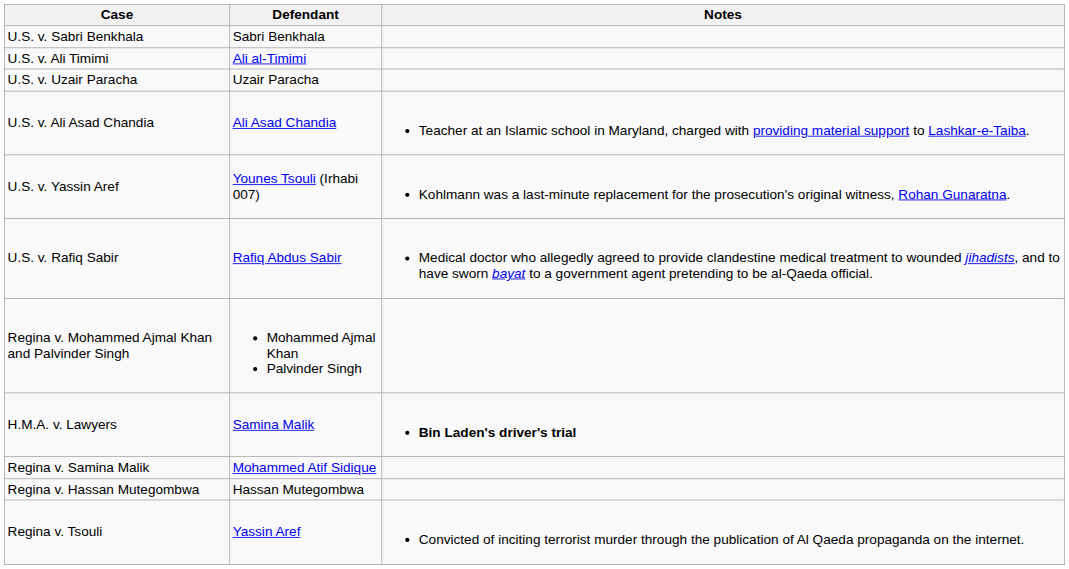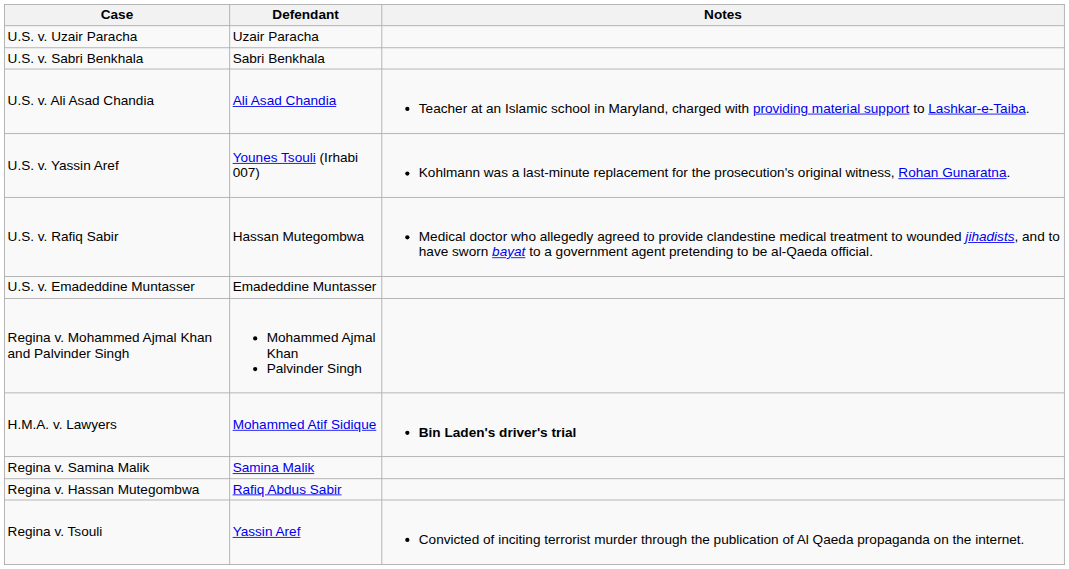rows swapped: (75, 36) <-> (72, 79)
- row: (58, 58)
(287, 258) Rafiq Abdus Sabir -> (298, 237) Hassan Mutegombwa
+ row: (101, 287)
(273, 424) Samina Malik -> (304, 424) Mohammed Atif Sidique
(304, 467) Mohammed Atif Sidique -> (273, 467) Samina Malik
(298, 489) Hassan Mutegombwa -> (287, 489) Rafiq Abdus Sabir
